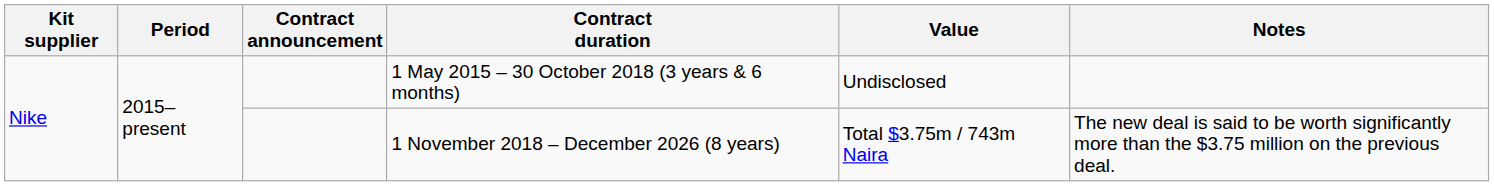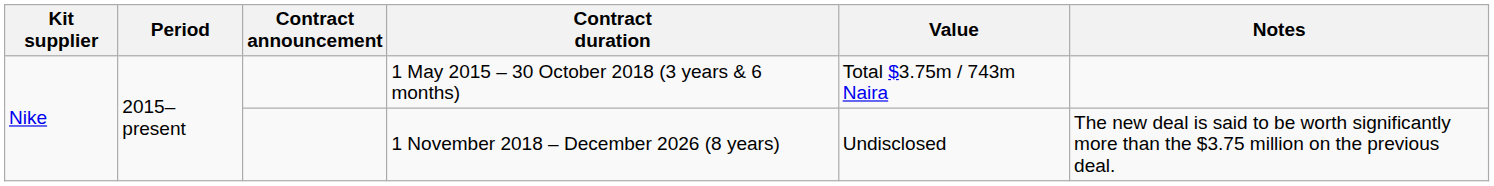(895, 81) Undisclosed -> (929, 81) Total $3.75m / 743m Naira
(929, 144) Total $3.75m / 743m Naira -> (895, 144) Undisclosed
